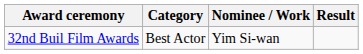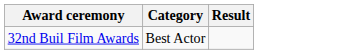- column: (261, 15)
